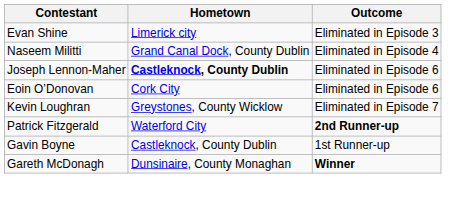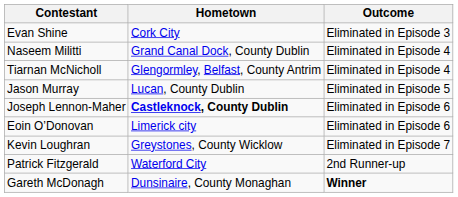(164, 32) Limerick city -> (155, 32) Cork City
+ row: (54, 70)
+ row: (43, 88)
(155, 88) Cork City -> (164, 126) Limerick city
(357, 126) bold -> (366, 164) normal
- row: (41, 145)
